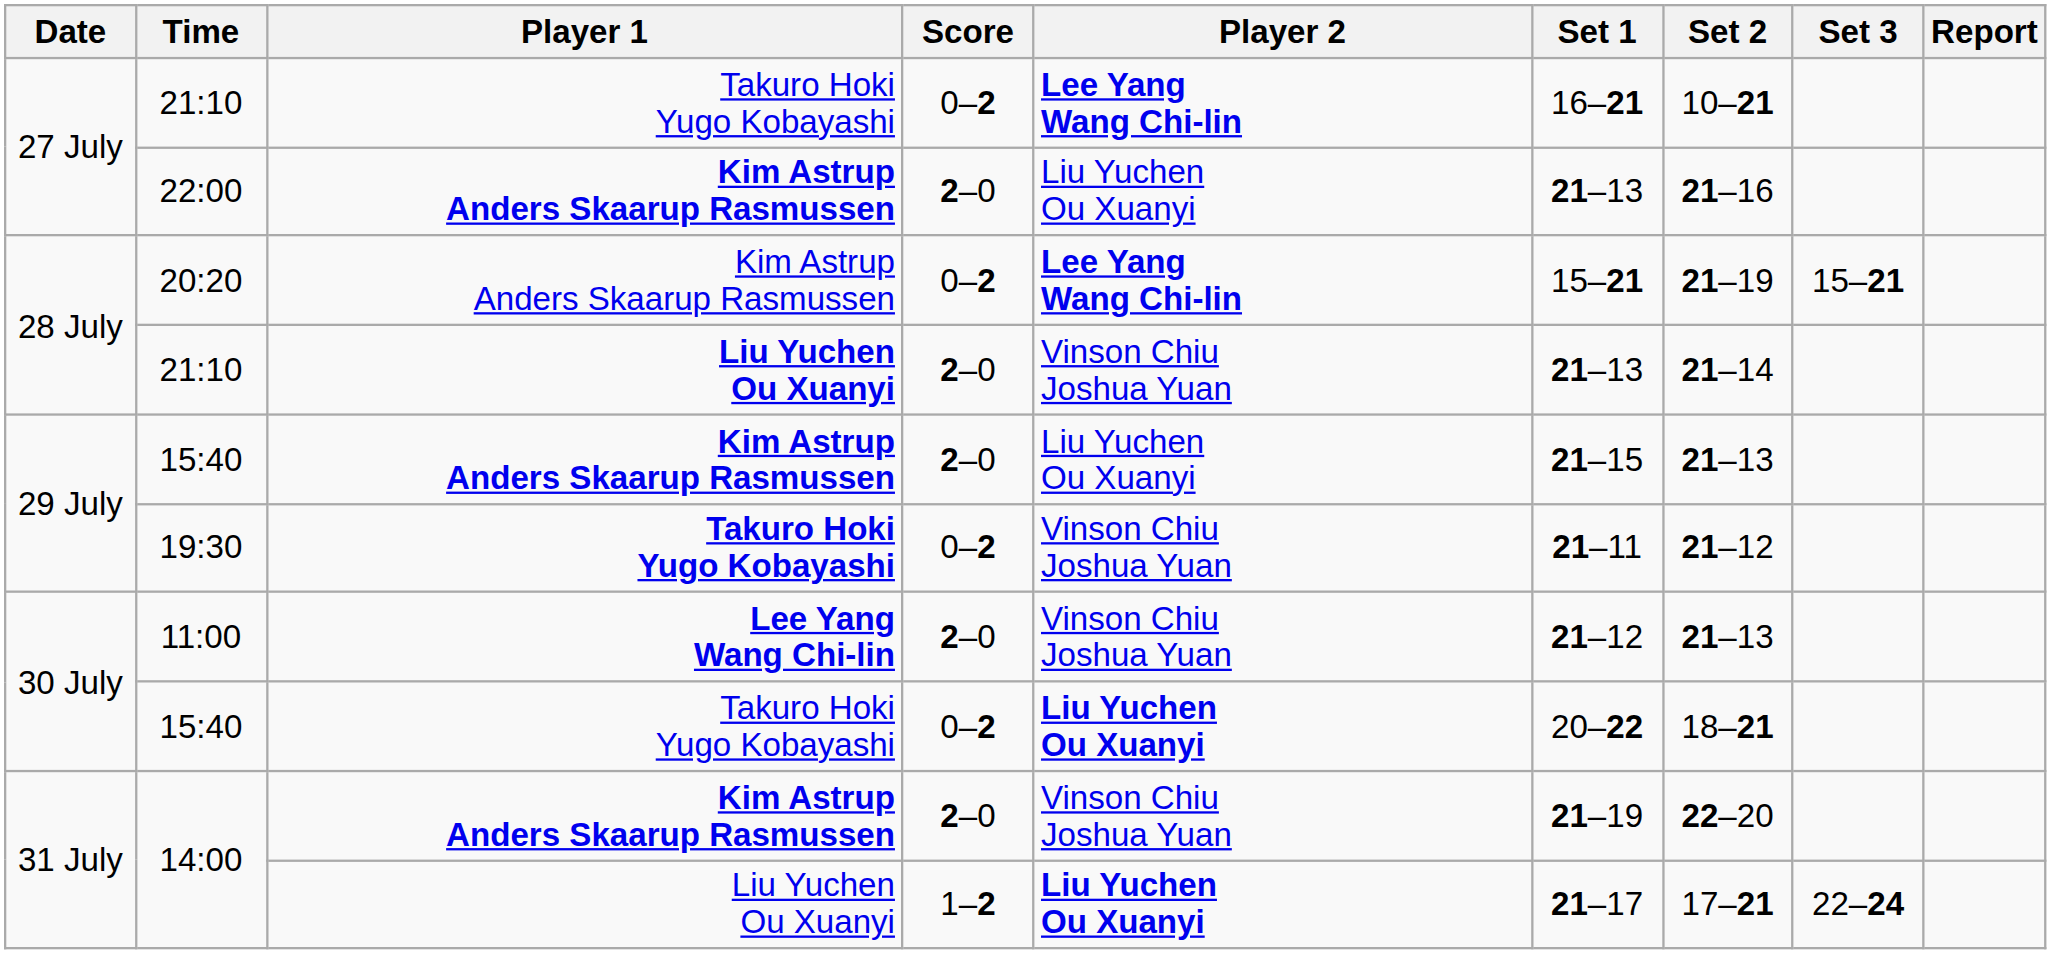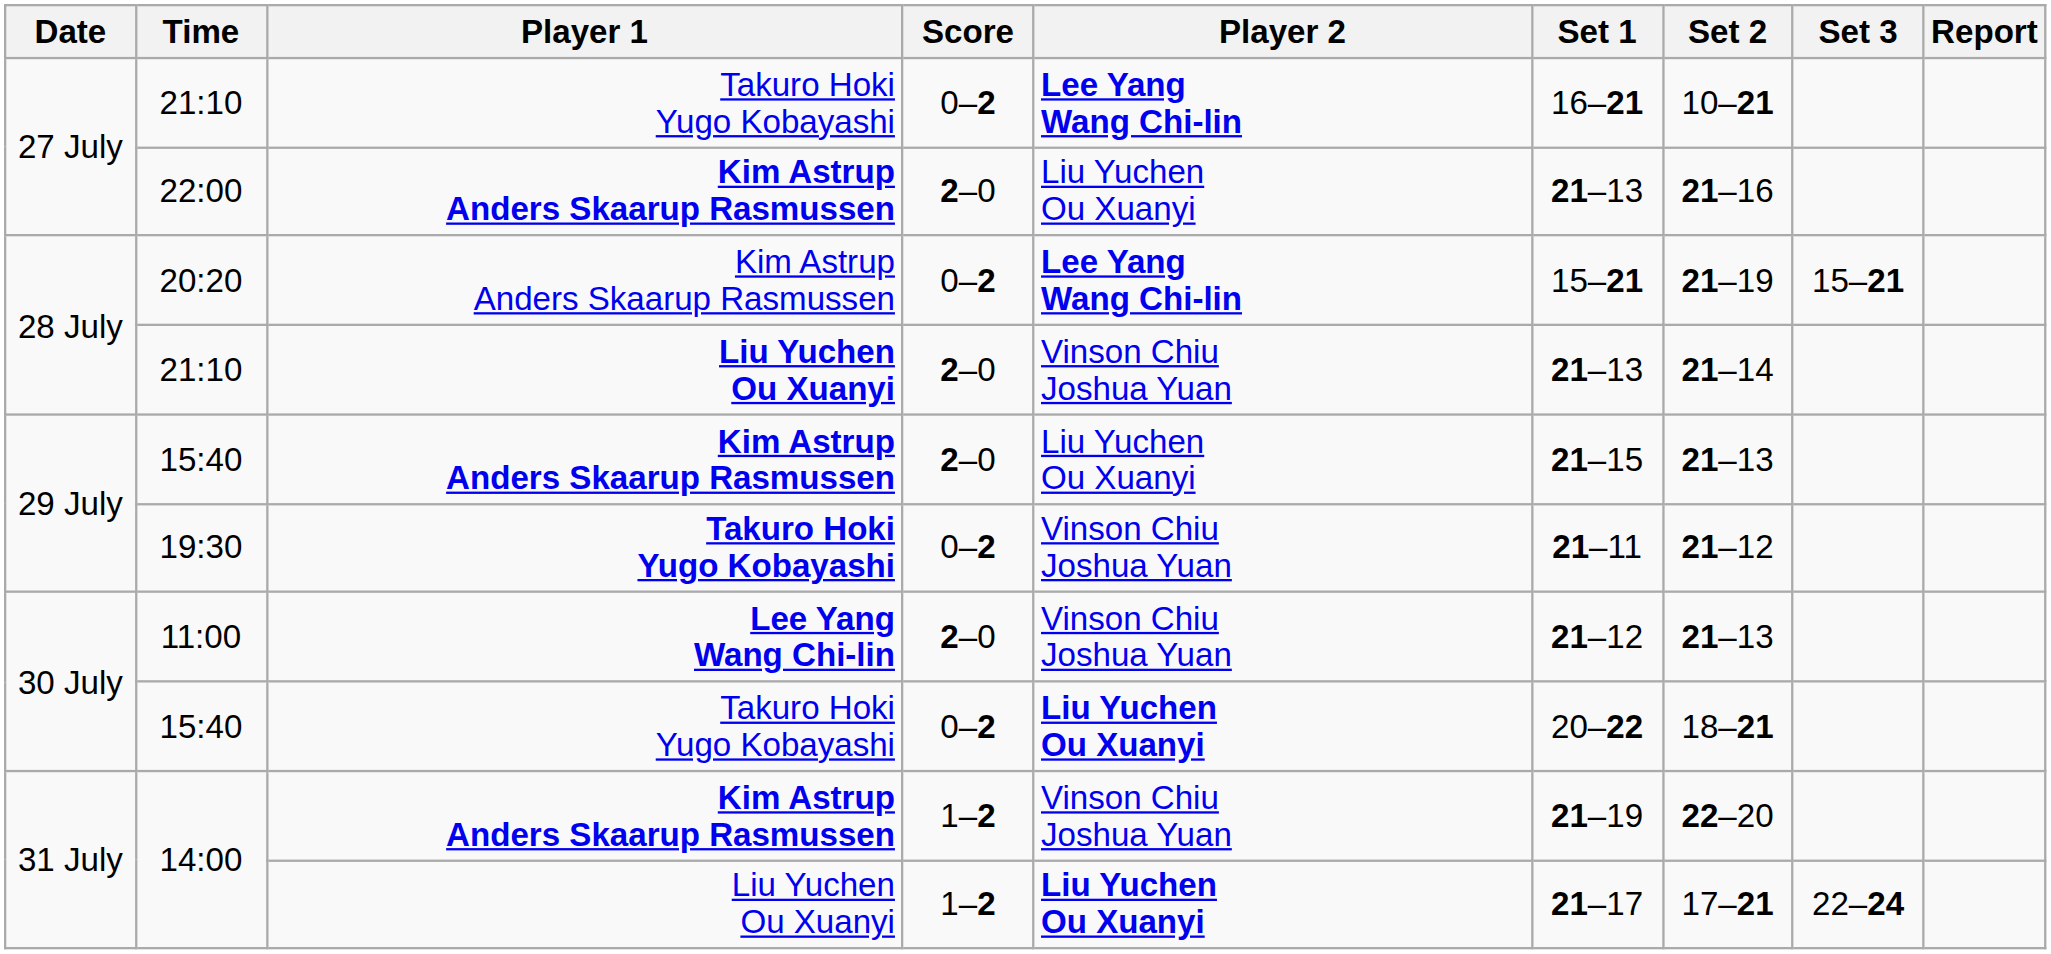(968, 815) 2–0 -> (968, 815) 1–2
